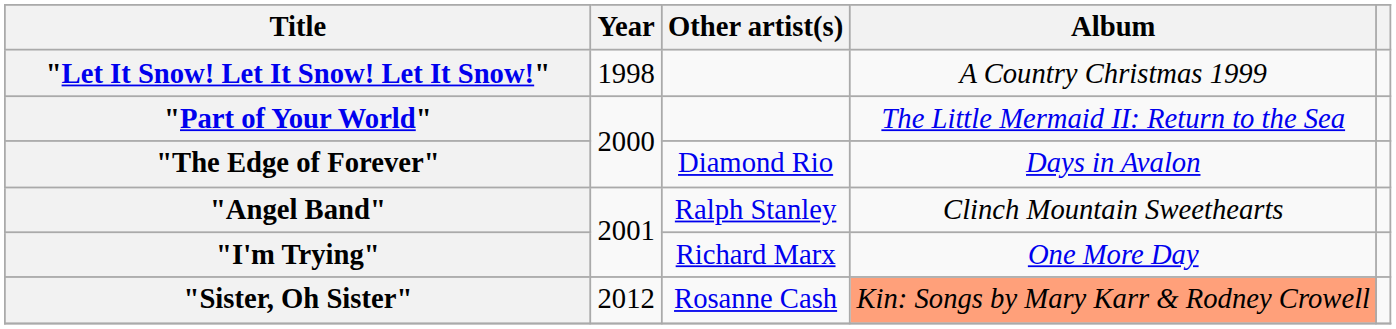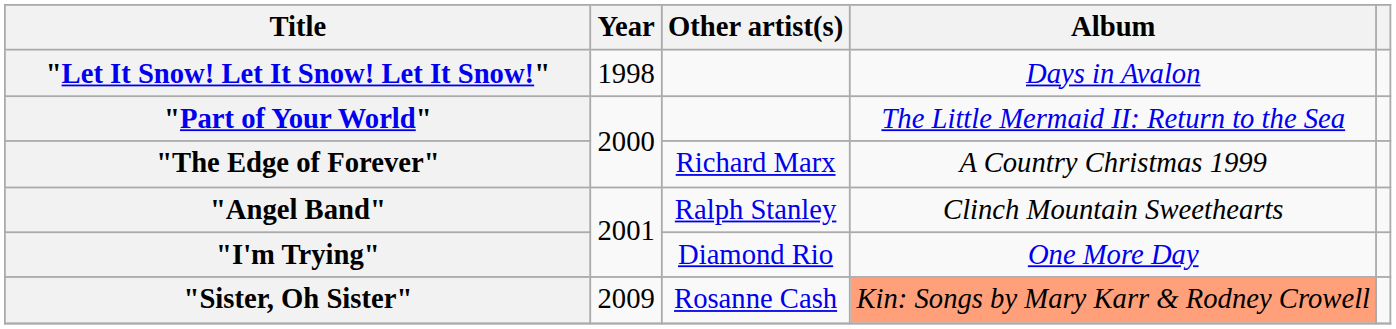(1113, 72) A Country Christmas 1999 -> (1113, 72) Days in Avalon
(756, 163) Diamond Rio -> (756, 163) Richard Marx
(1113, 163) Days in Avalon -> (1113, 163) A Country Christmas 1999
(756, 254) Richard Marx -> (756, 254) Diamond Rio
(626, 299) 2012 -> (626, 299) 2009
